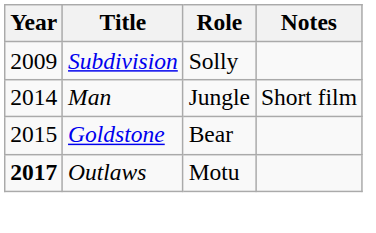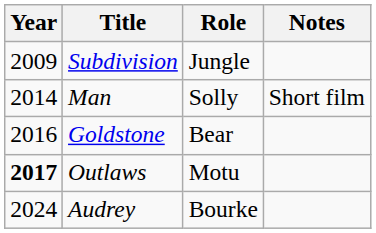(213, 60) Solly -> (219, 60) Jungle
(219, 97) Jungle -> (213, 97) Solly
(34, 135) 2015 -> (34, 135) 2016
+ row: (102, 209)
